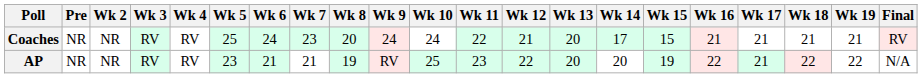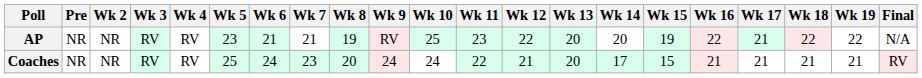rows swapped: (33, 61) <-> (33, 38)
